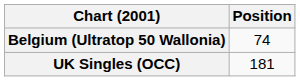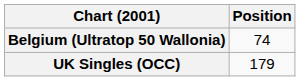(262, 64) 181 -> (262, 64) 179
